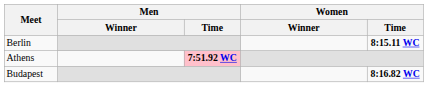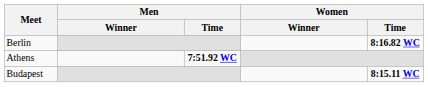(395, 43) 8:15.11 WC -> (395, 43) 8:16.82 WC
(212, 58) pink background -> (212, 58) no background
(395, 74) 8:16.82 WC -> (395, 74) 8:15.11 WC
